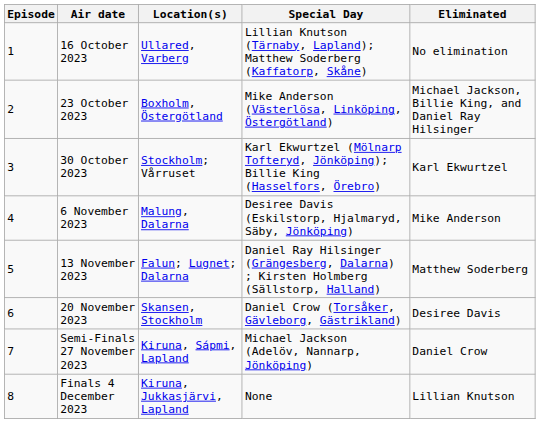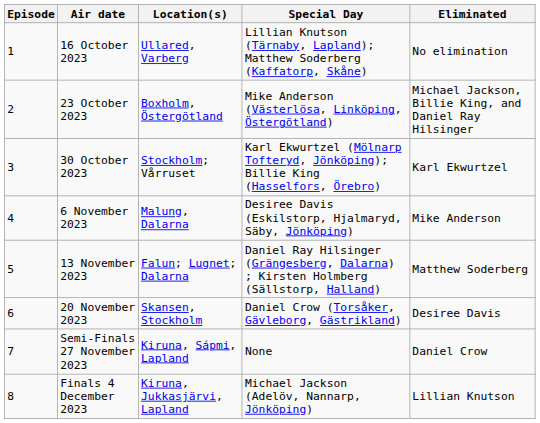(303, 351) Michael Jackson (Adelöv, Nannarp, Jönköping) -> (259, 351) None
(259, 396) None -> (303, 396) Michael Jackson (Adelöv, Nannarp, Jönköping)
